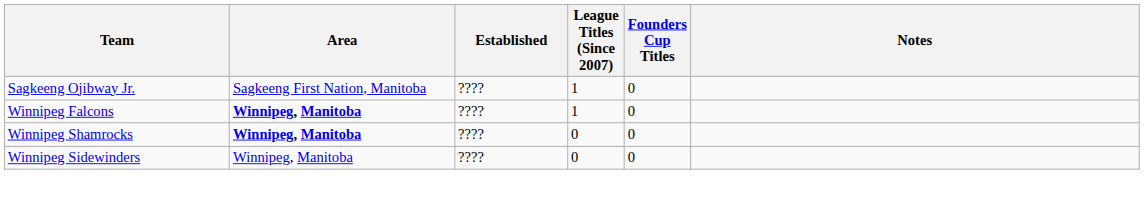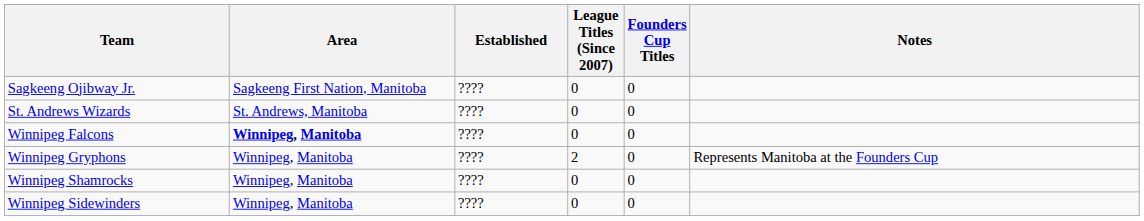(575, 88) 1 -> (575, 88) 0
+ row: (69, 111)
(575, 111) 1 -> (575, 134) 0
+ row: (67, 157)
(297, 134) bold -> (293, 180) normal
